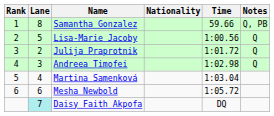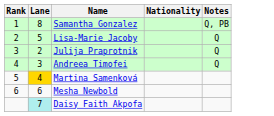- column: (222, 11)
(40, 78) no background -> (40, 78) gold background
